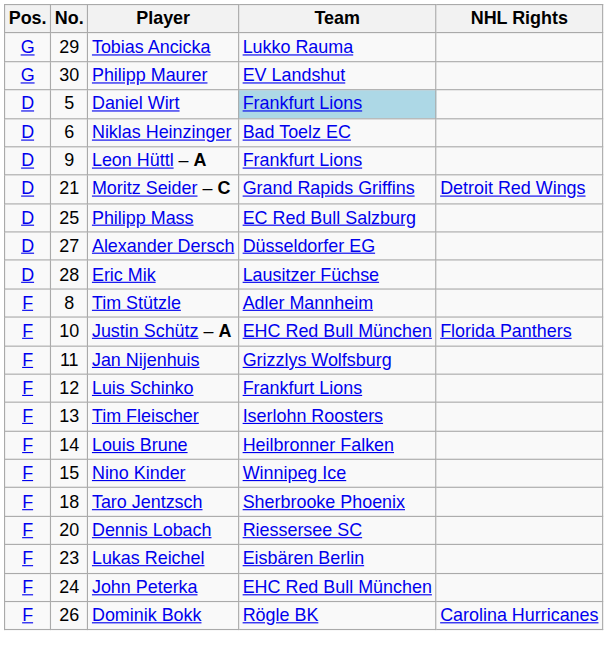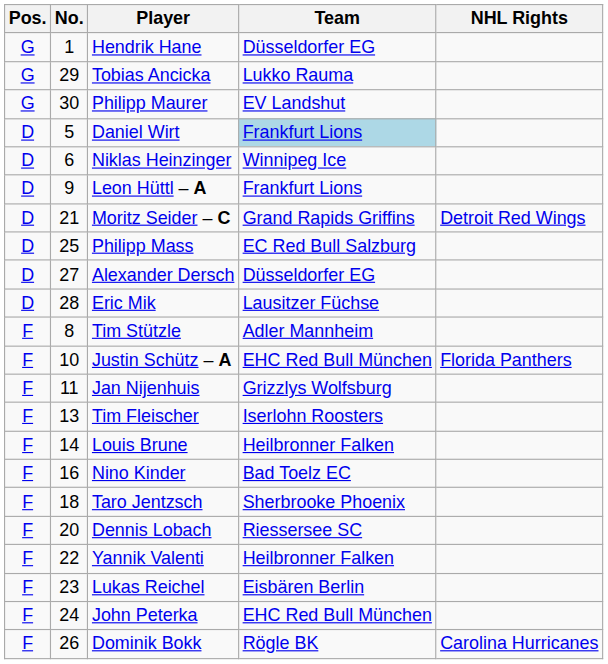+ row: (147, 47)
(297, 132) Bad Toelz EC -> (294, 160) Winnipeg Ice
- row: (143, 388)
(69, 473) 15 -> (69, 473) 16
(294, 473) Winnipeg Ice -> (297, 473) Bad Toelz EC
+ row: (148, 558)
